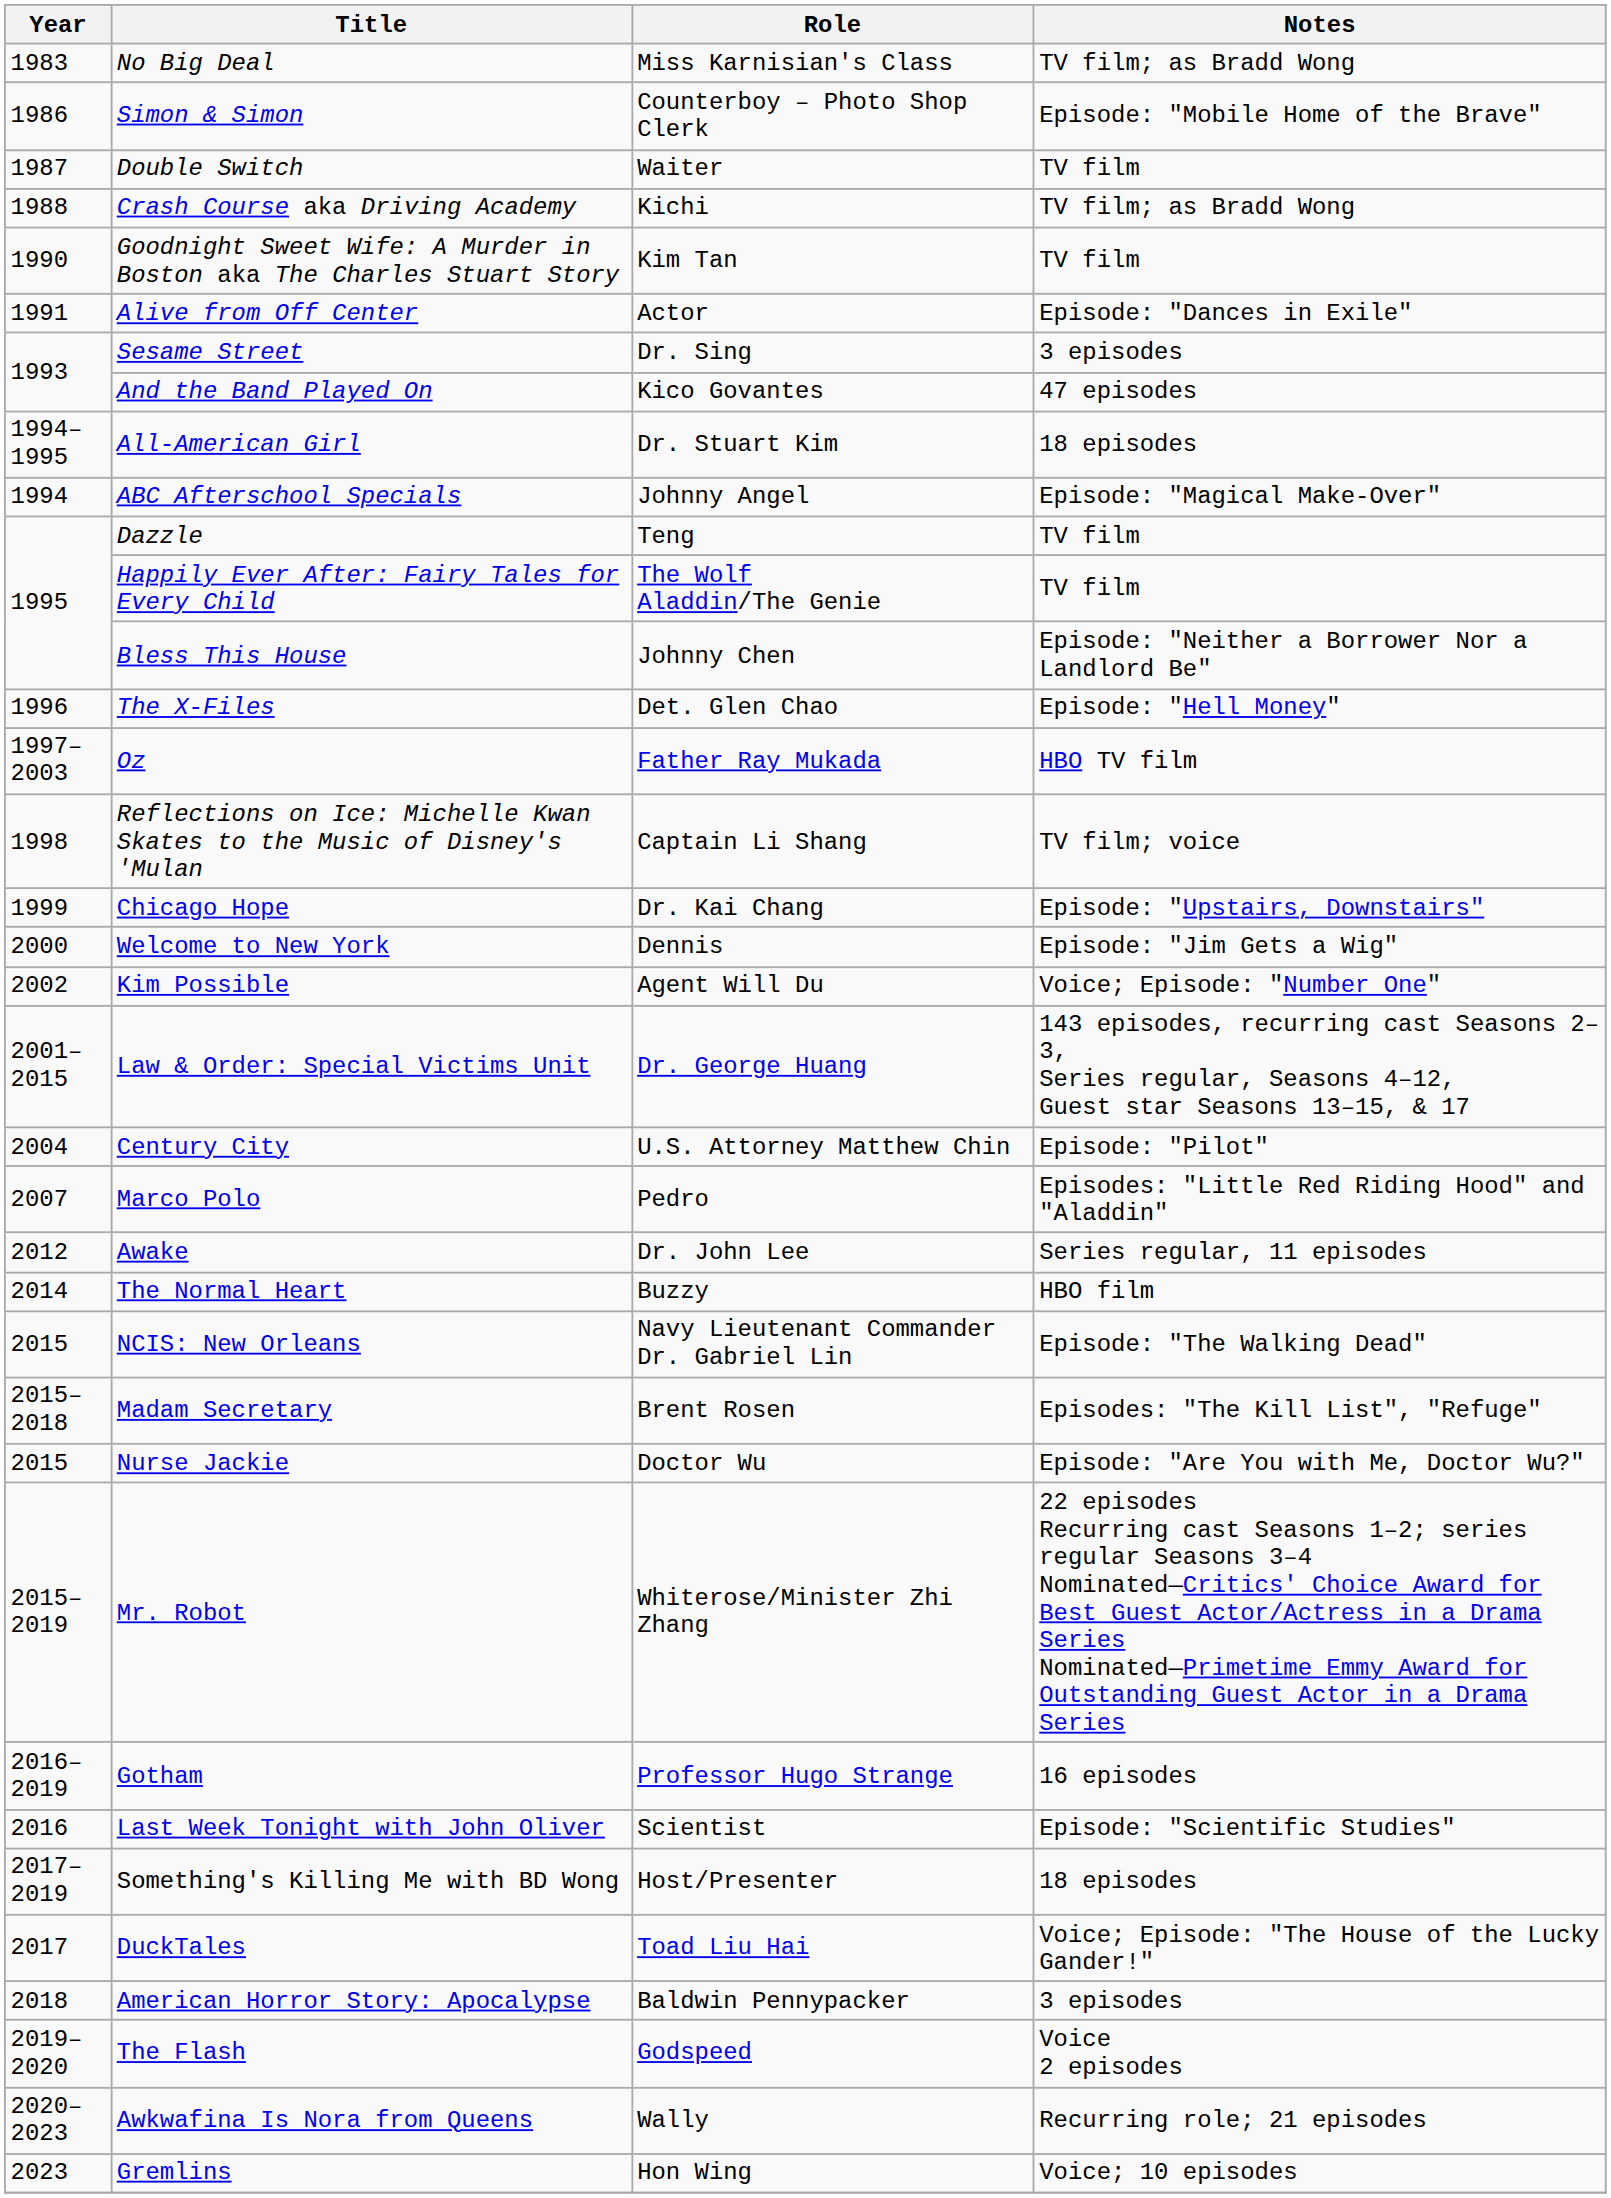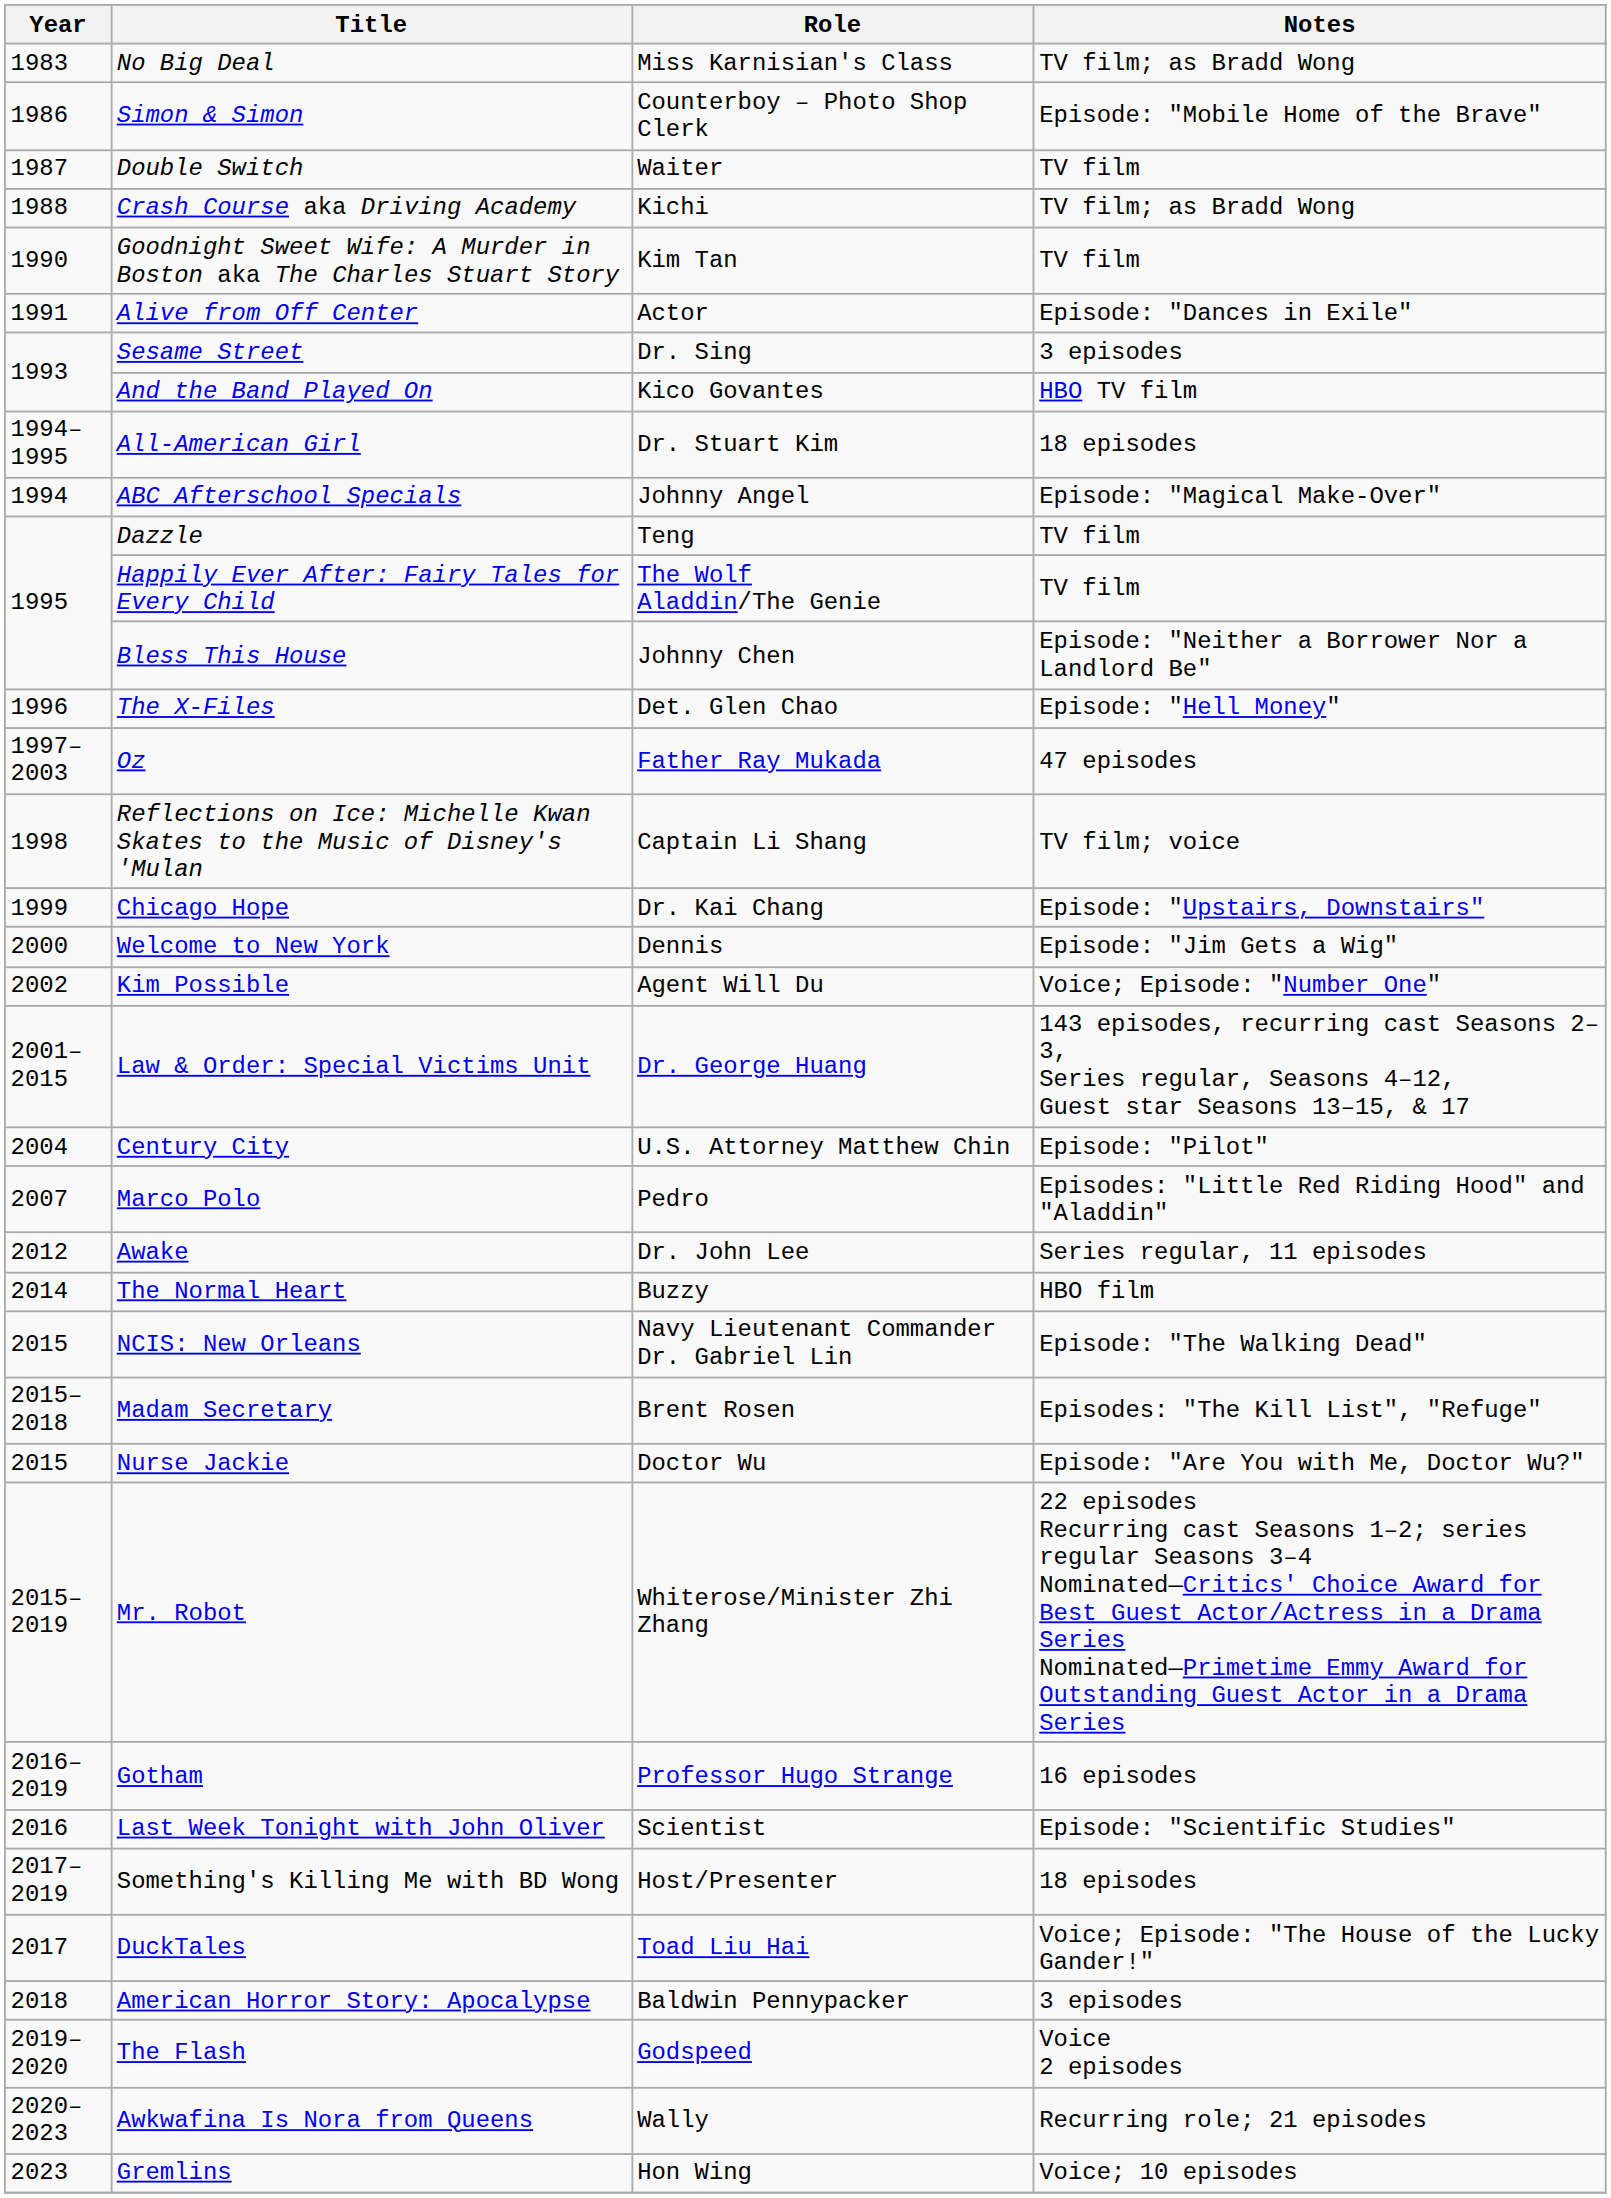(1118, 391) 47 episodes -> (1118, 391) HBO TV film
(1118, 761) HBO TV film -> (1118, 761) 47 episodes
